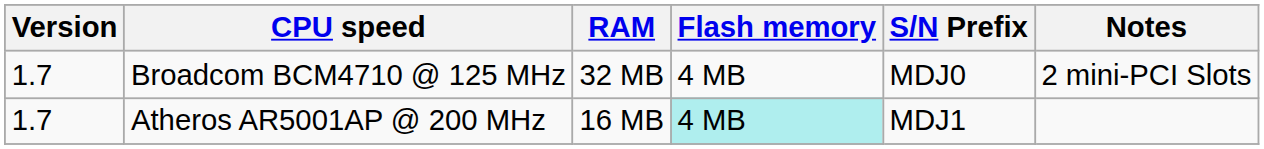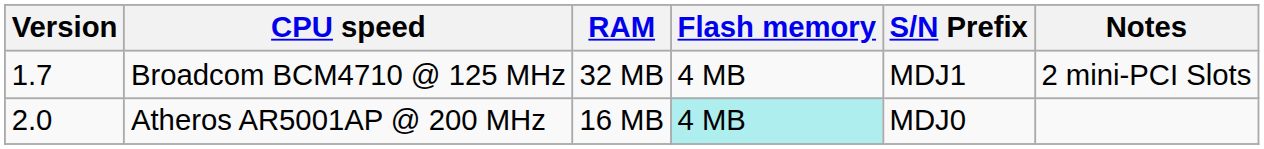(928, 74) MDJ0 -> (928, 74) MDJ1
(32, 120) 1.7 -> (32, 120) 2.0
(928, 120) MDJ1 -> (928, 120) MDJ0
